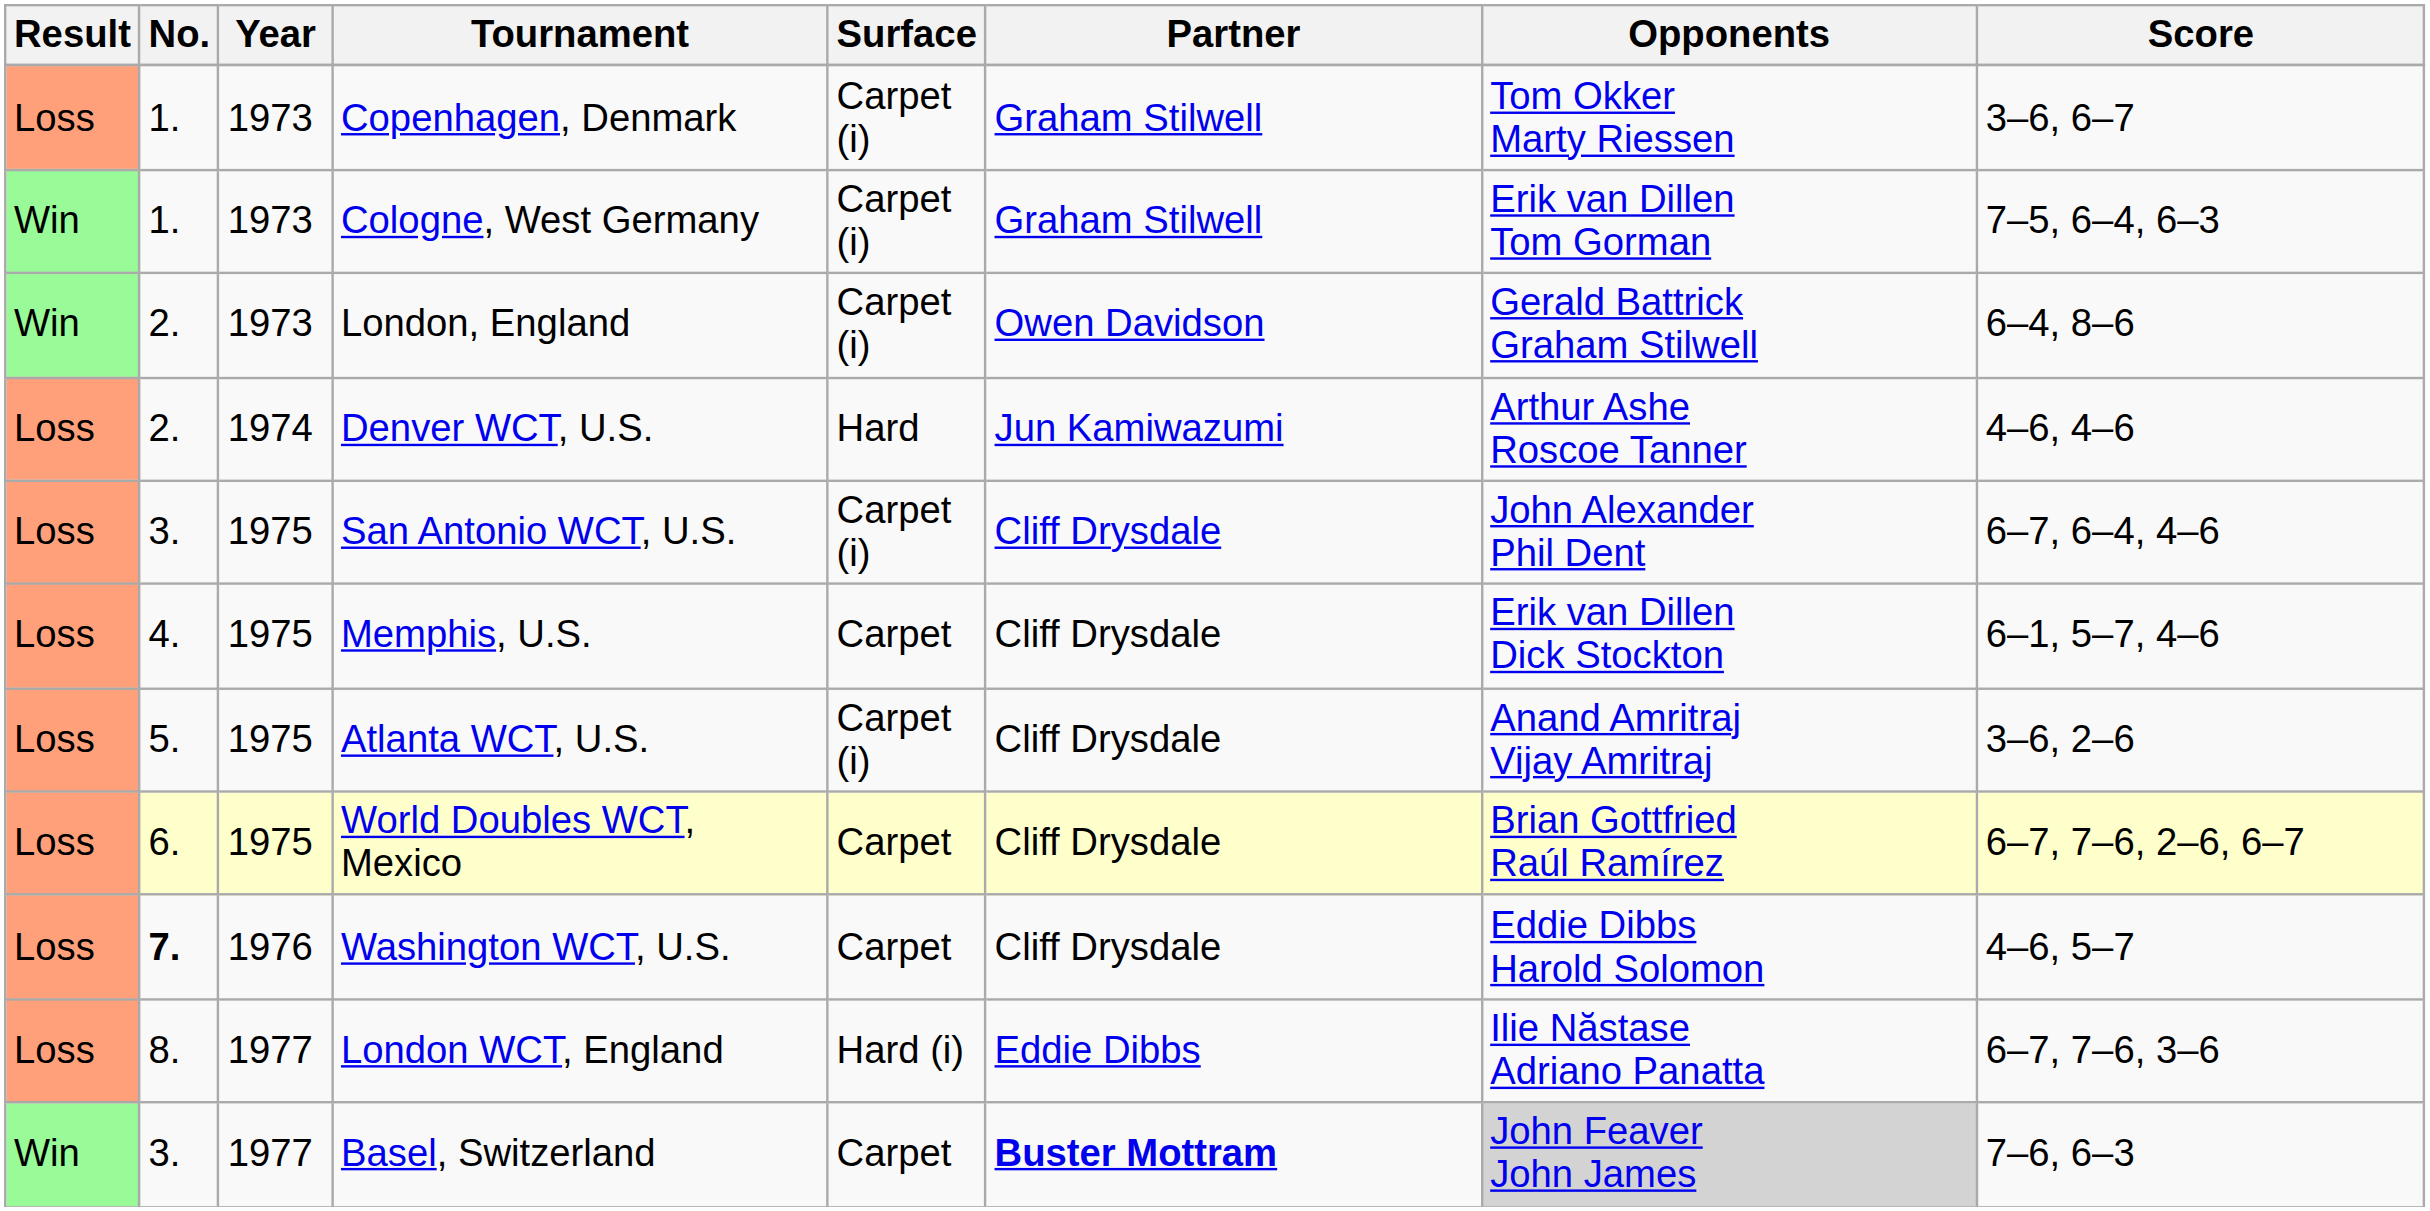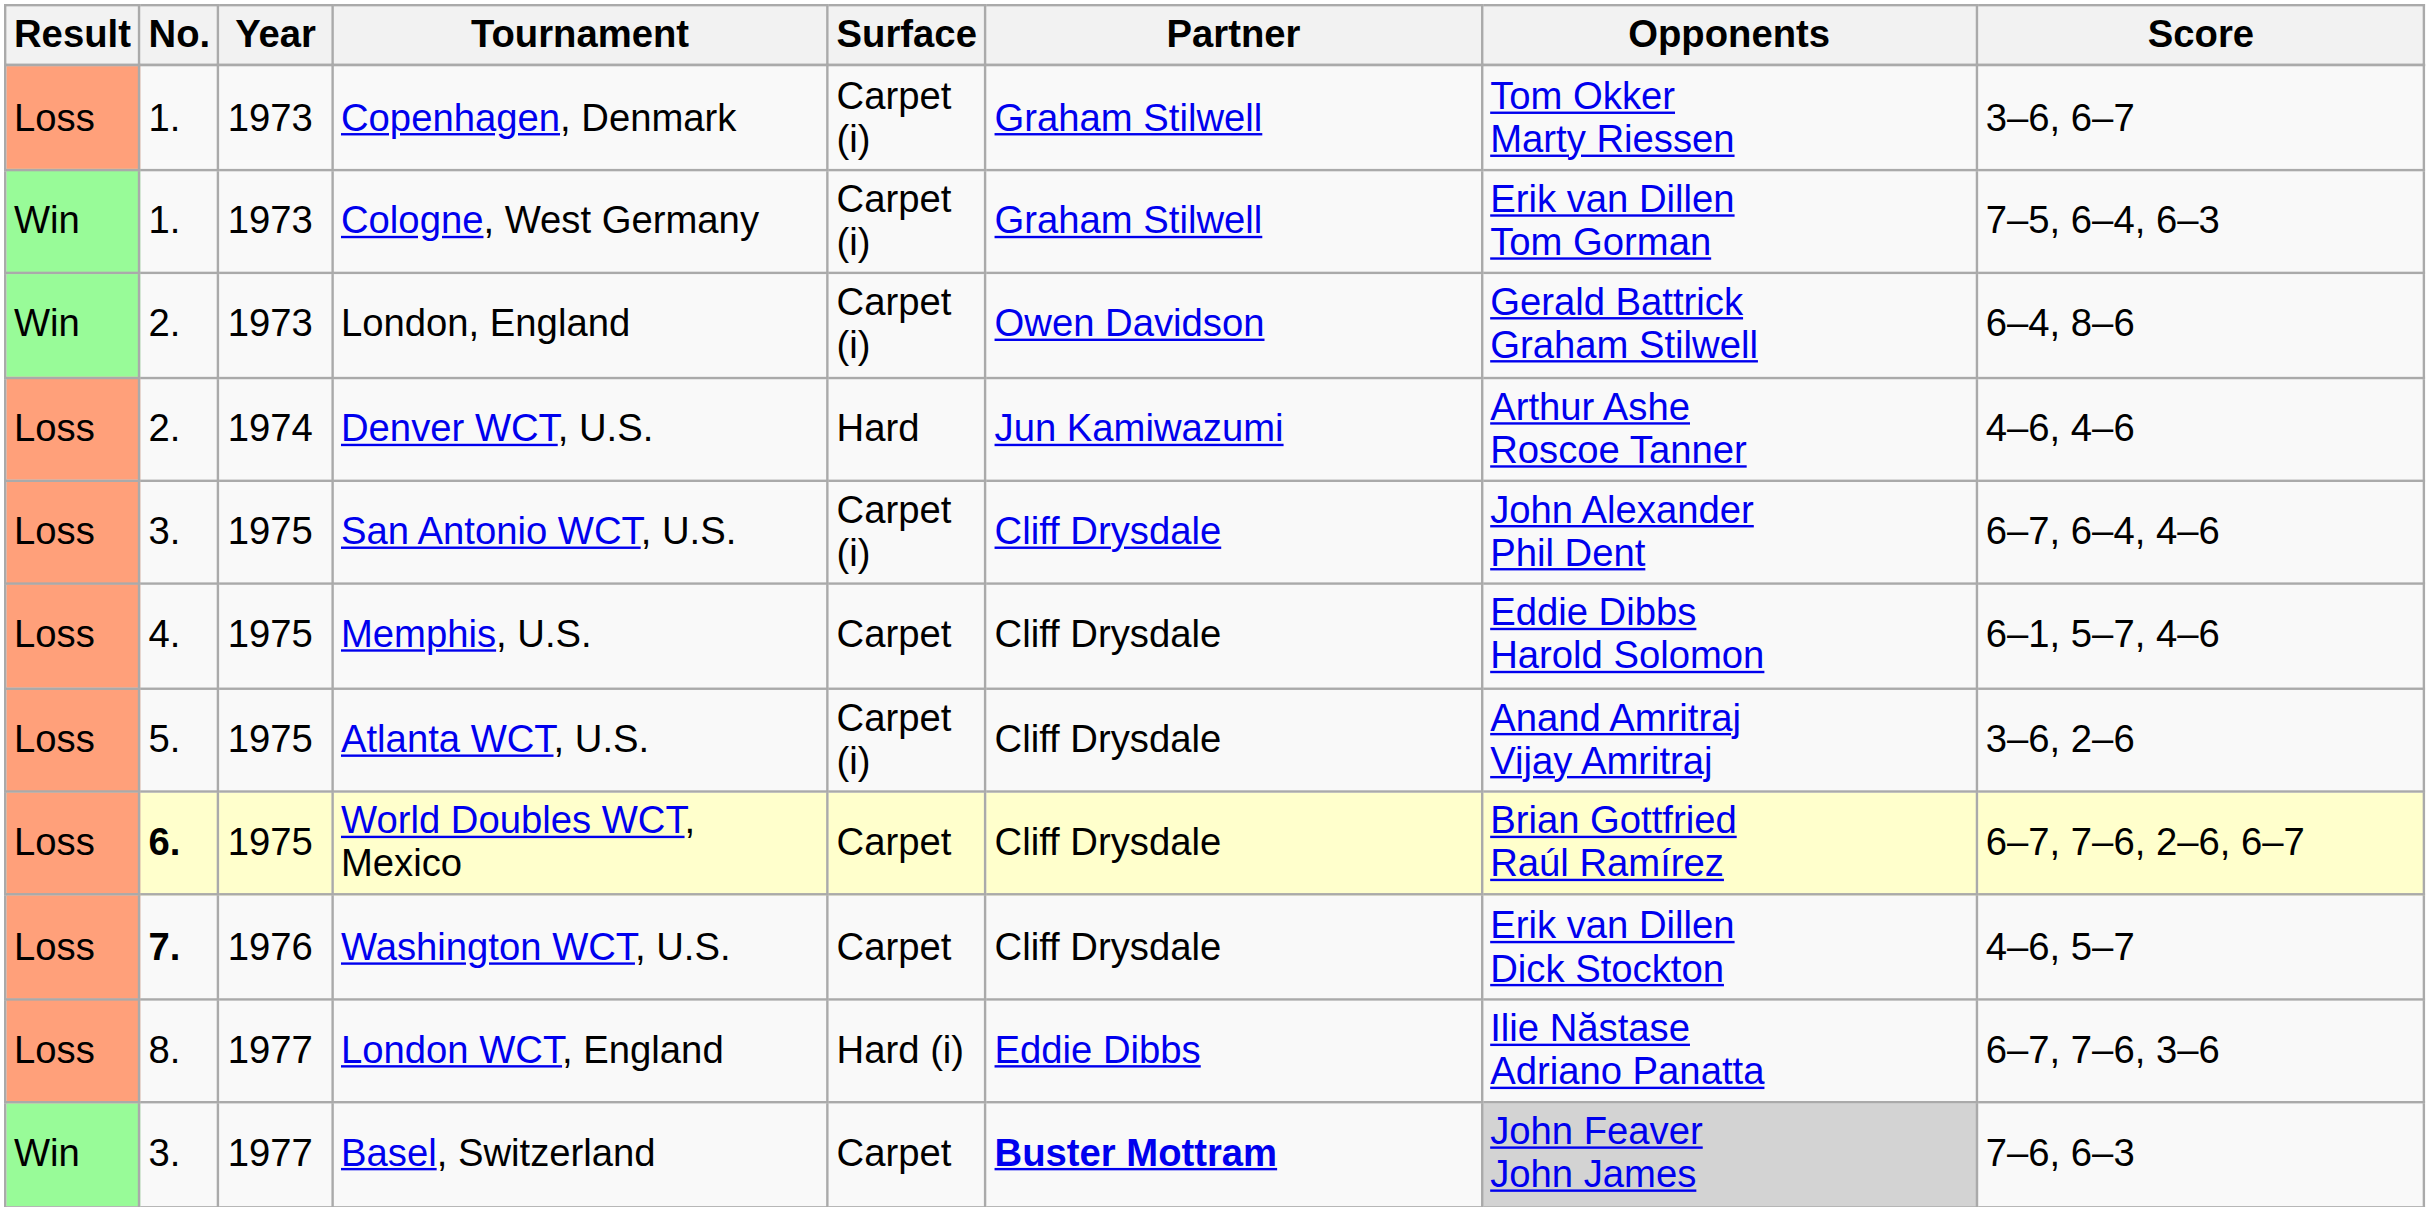(1612, 635) Erik van Dillen Dick Stockton -> (1627, 635) Eddie Dibbs Harold Solomon
(164, 842) normal -> (164, 842) bold
(1627, 946) Eddie Dibbs Harold Solomon -> (1612, 946) Erik van Dillen Dick Stockton
